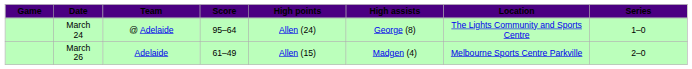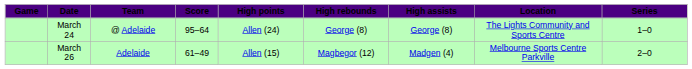+ column: (346, 12)
